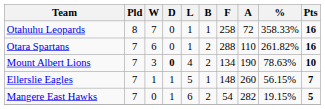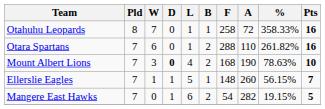(227, 63) 134 -> (227, 63) 168
